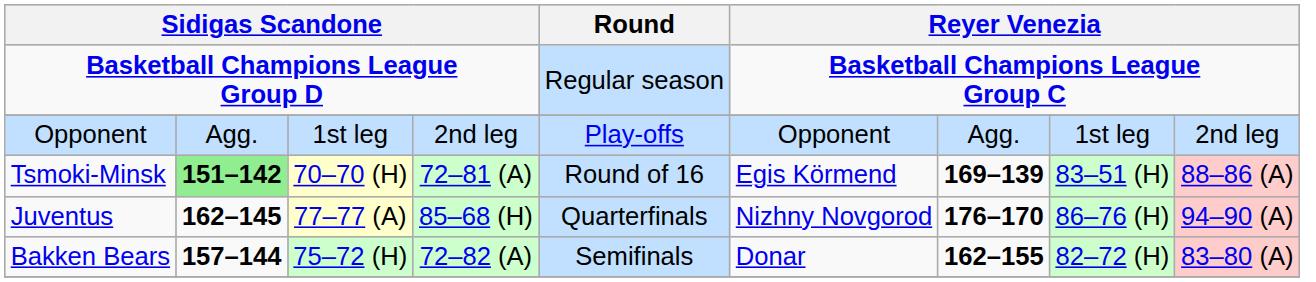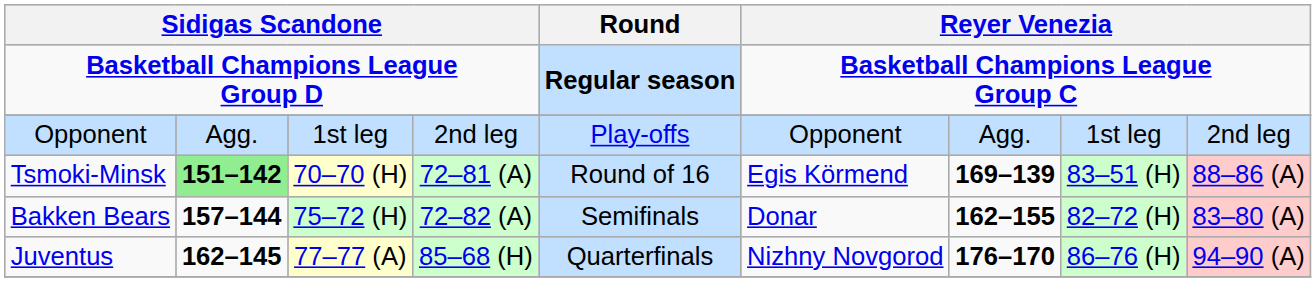(634, 79) normal -> (640, 79) bold
rows swapped: (62, 216) <-> (90, 256)
